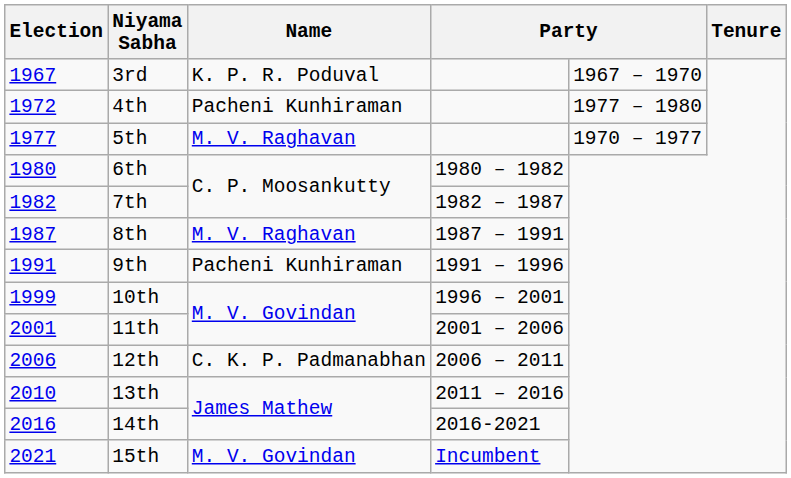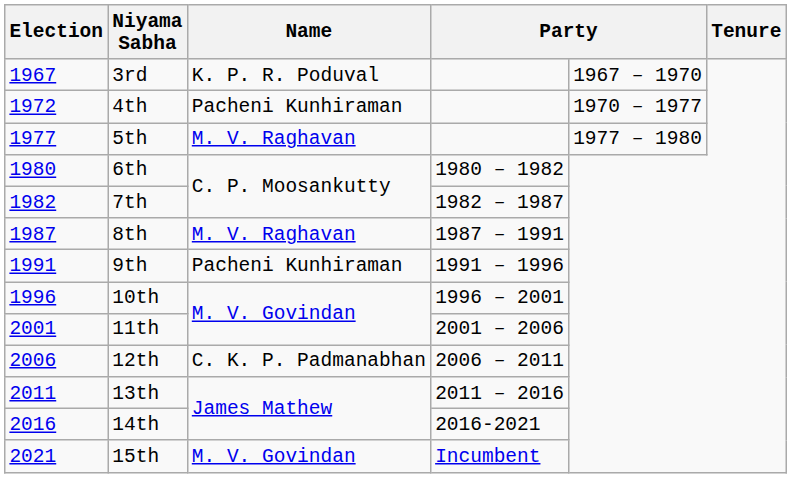(638, 107) 1977 – 1980 -> (638, 107) 1970 – 1977
(638, 138) 1970 – 1977 -> (638, 138) 1977 – 1980
(33, 297) 1999 -> (33, 297) 1996
(33, 393) 2010 -> (33, 393) 2011
